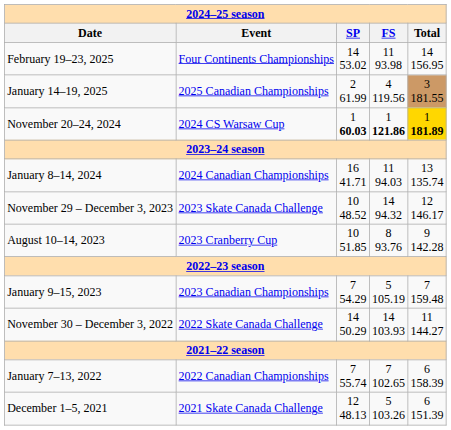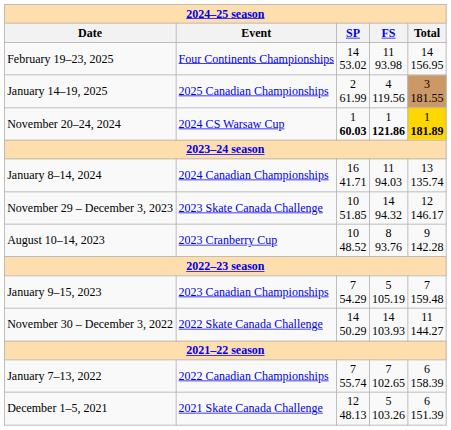(353, 207) 10 48.52 -> (353, 207) 10 51.85
(353, 240) 10 51.85 -> (353, 240) 10 48.52
